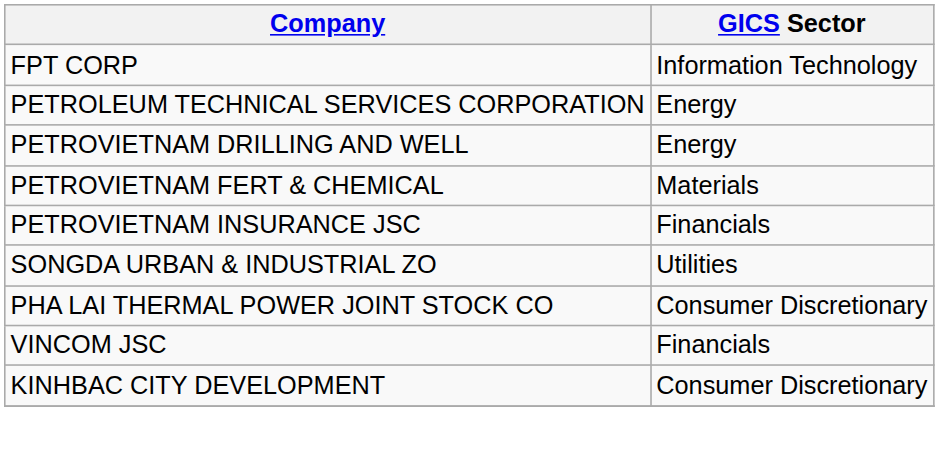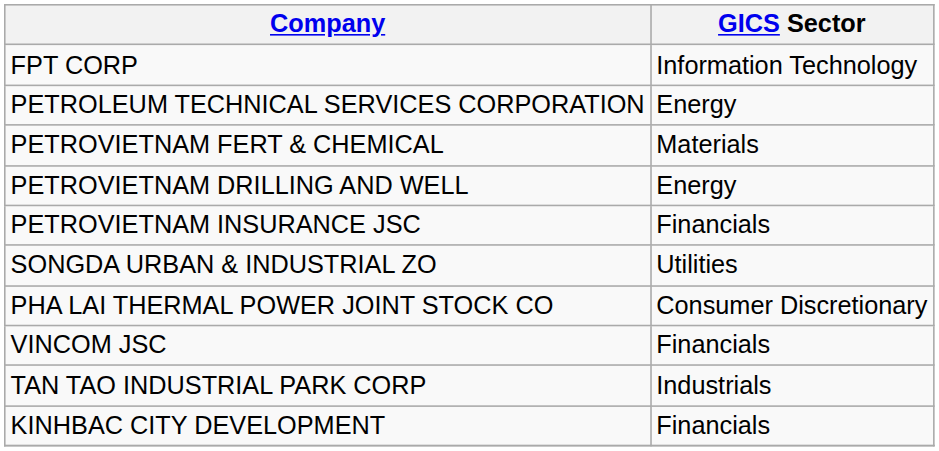rows swapped: (240, 144) <-> (227, 184)
+ row: (219, 385)
(792, 385) Consumer Discretionary -> (713, 425) Financials
